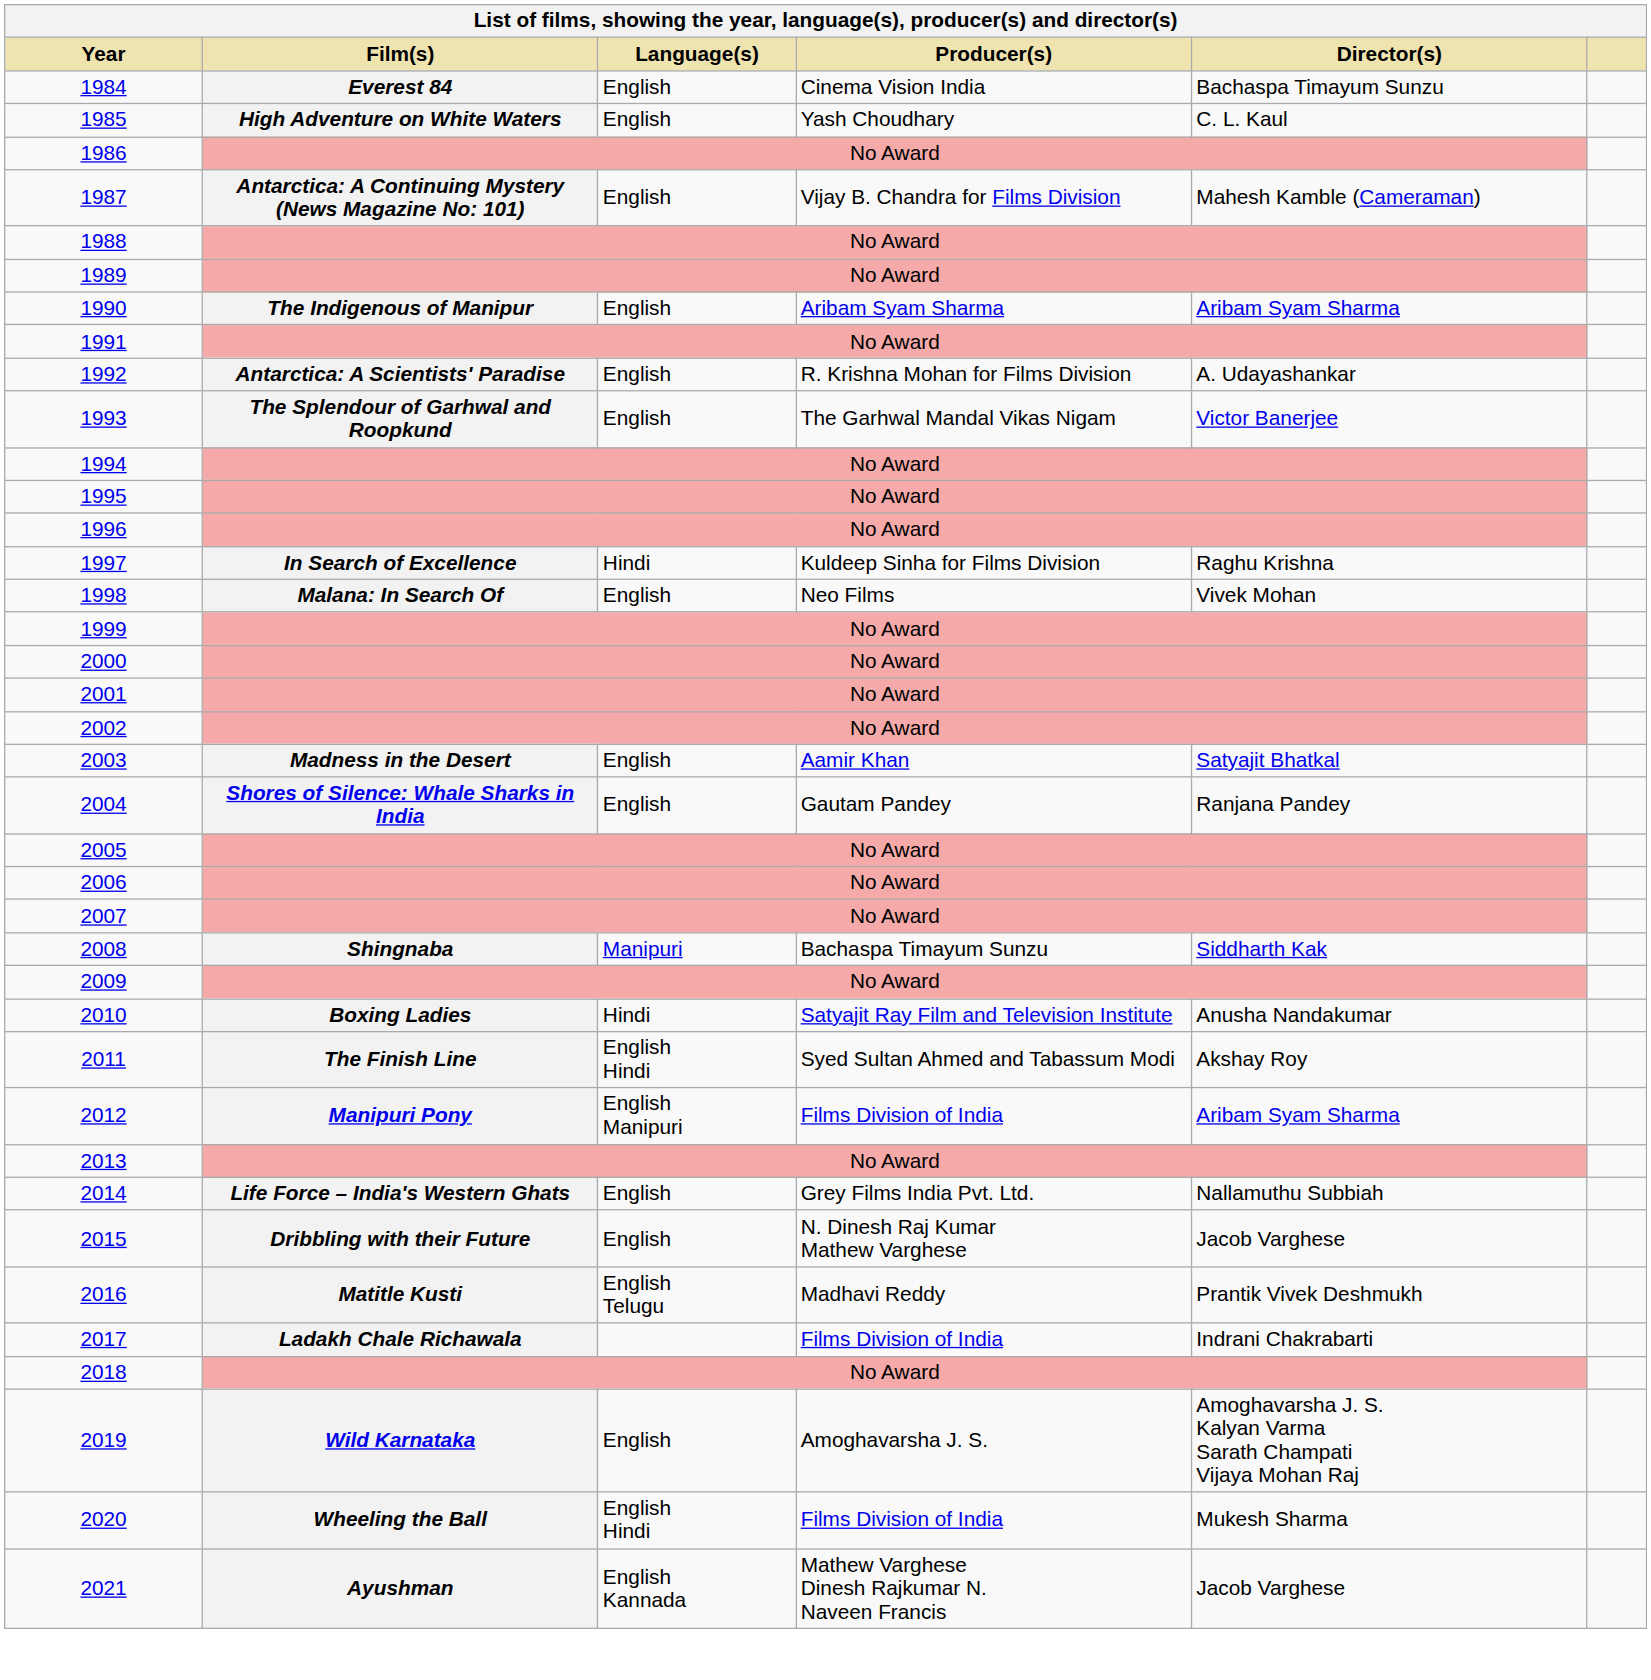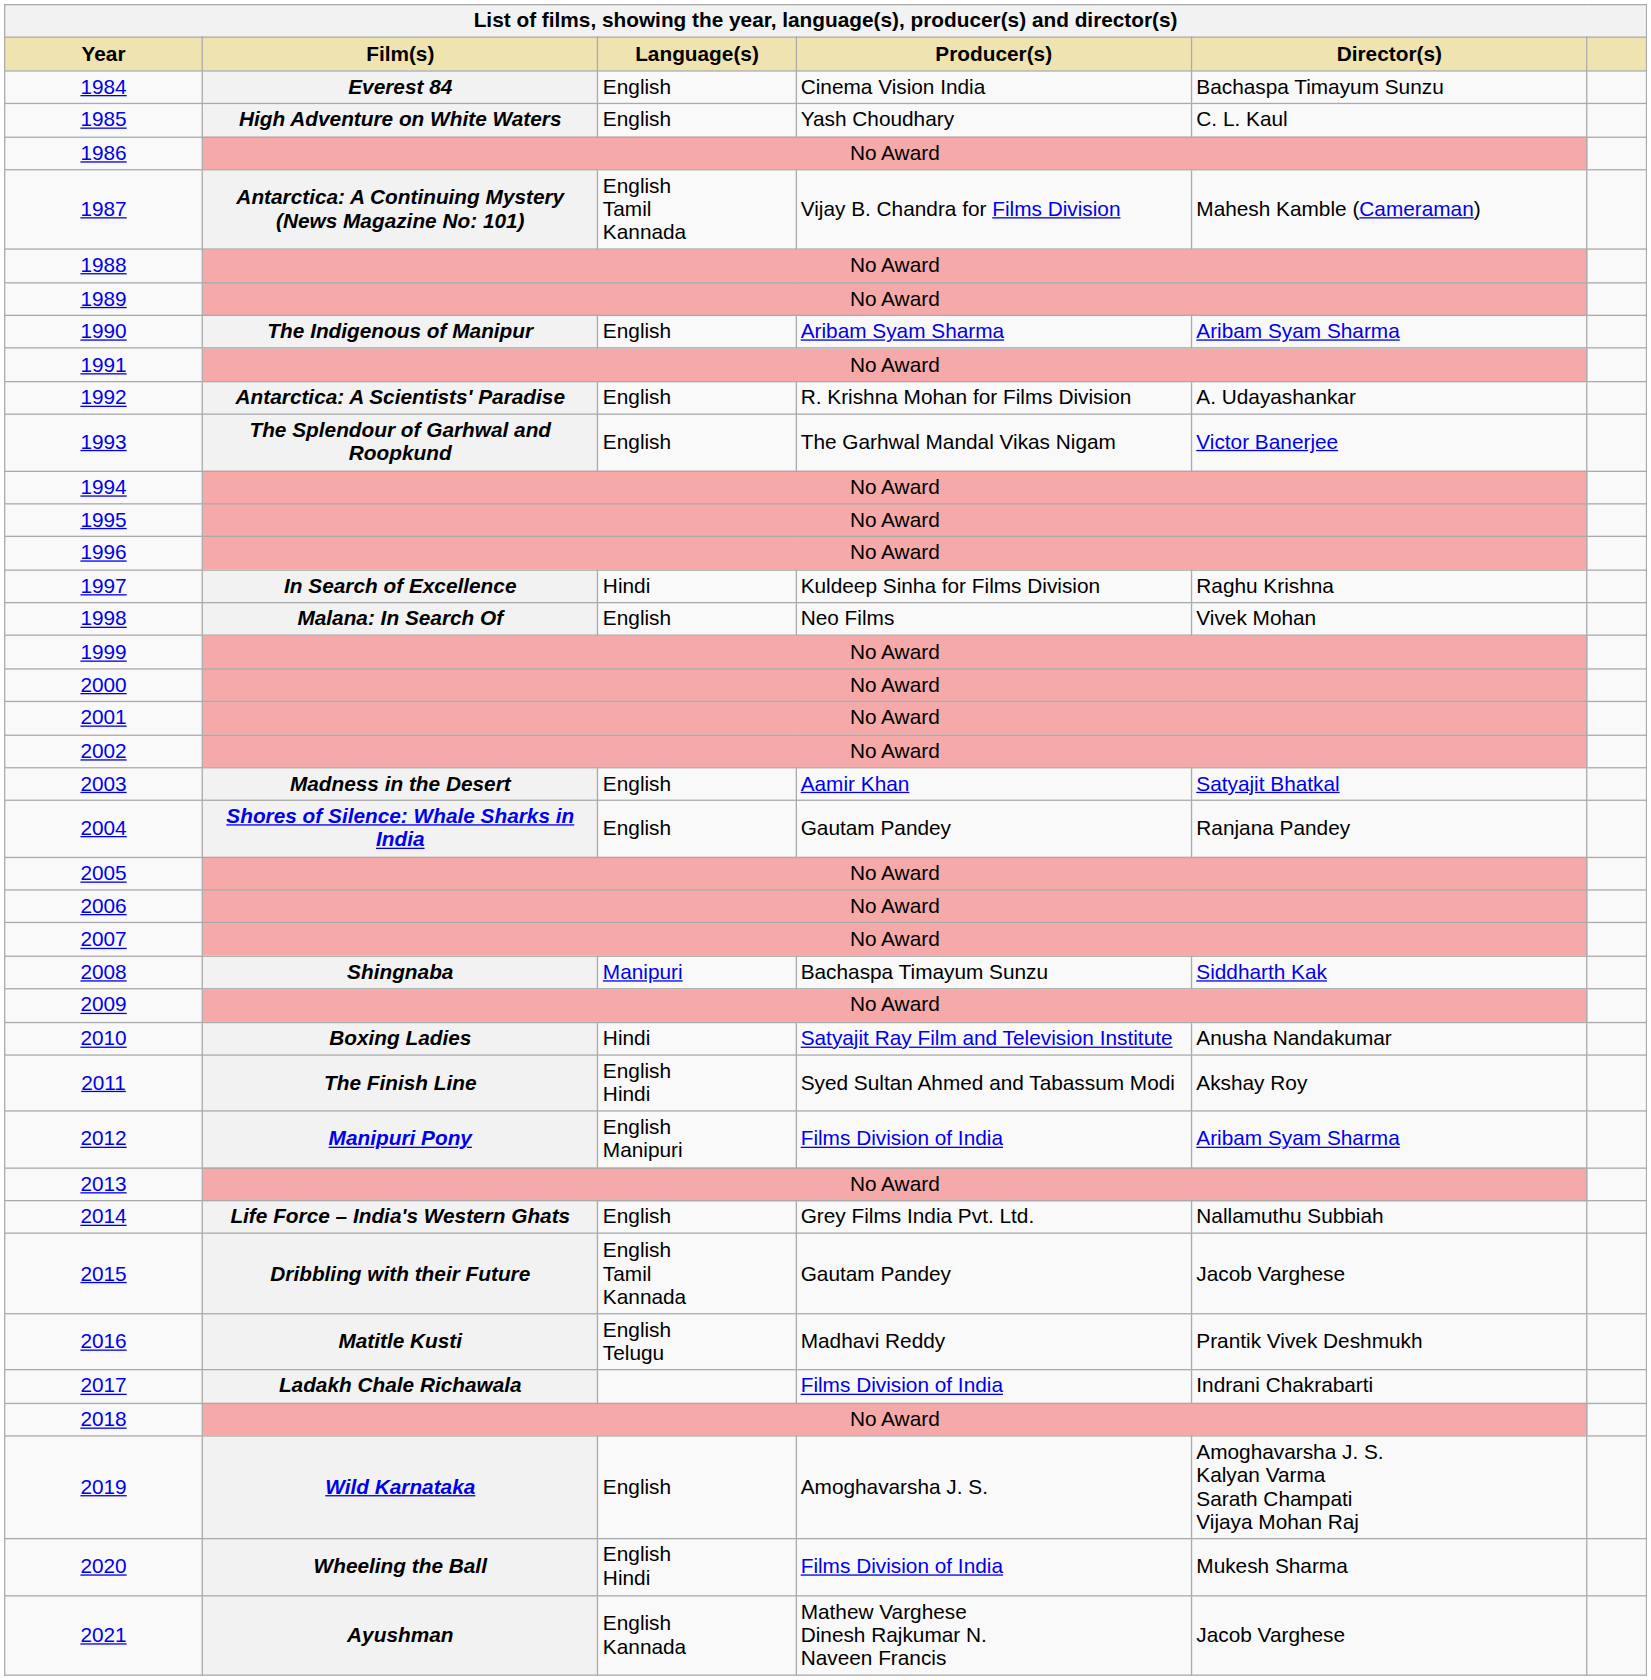(637, 197) English -> (645, 209) English Tamil Kannada
(637, 1238) English -> (645, 1273) English Tamil Kannada
(898, 1238) N. Dinesh Raj Kumar Mathew Varghese -> (876, 1273) Gautam Pandey
